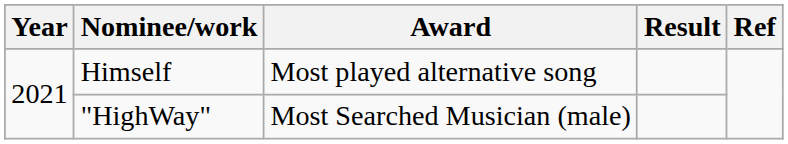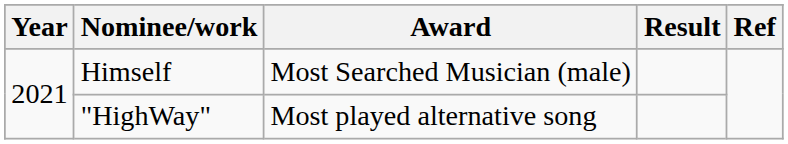(433, 71) Most played alternative song -> (451, 71) Most Searched Musician (male)
(451, 116) Most Searched Musician (male) -> (433, 116) Most played alternative song
